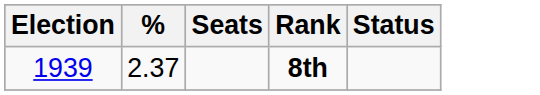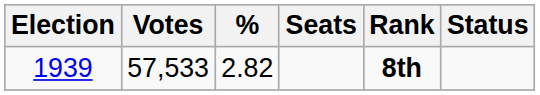+ column: (168, 25)
(153, 68) 2.37 -> (247, 68) 2.82
